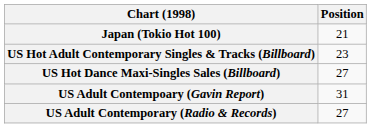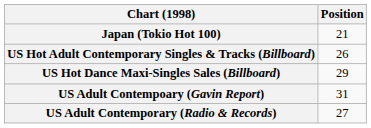(342, 53) 23 -> (342, 53) 26
(342, 73) 27 -> (342, 73) 29
